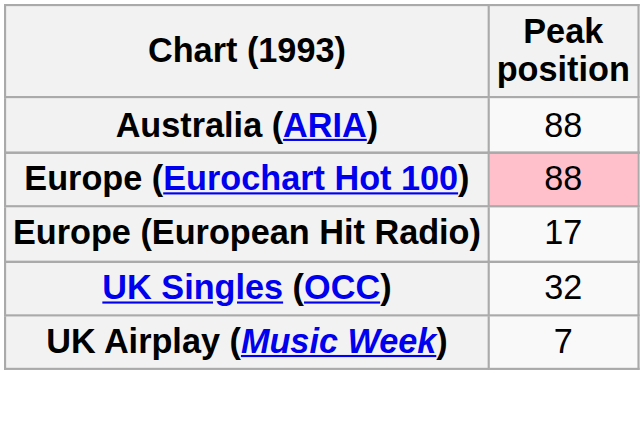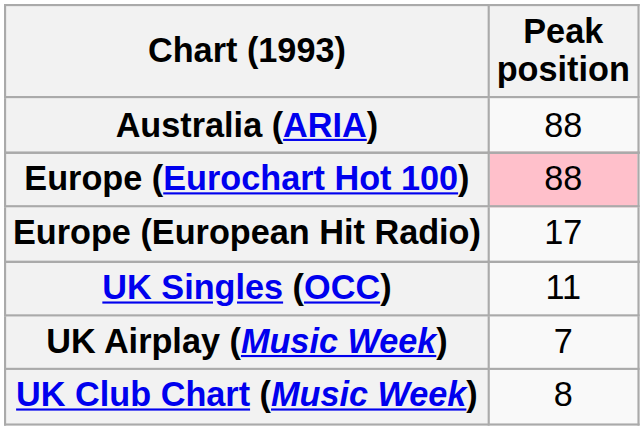(563, 287) 32 -> (563, 287) 11
+ row: (247, 395)
